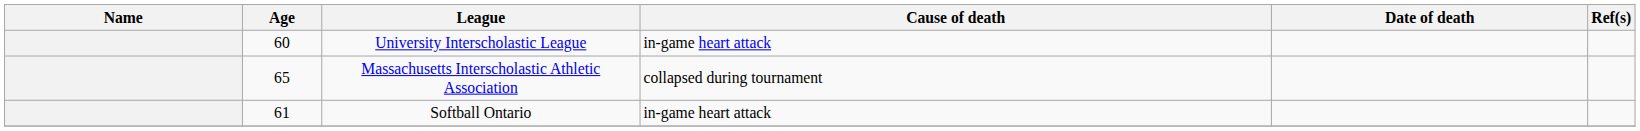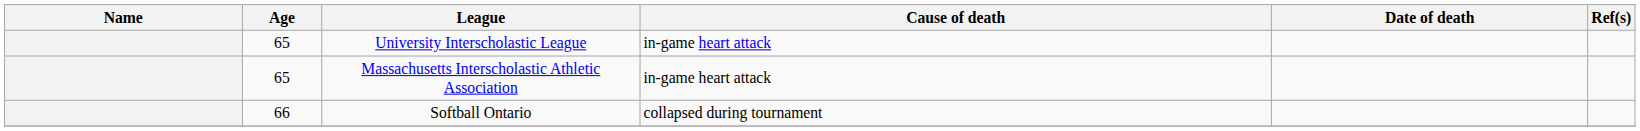(282, 43) 60 -> (282, 43) 65
(733, 78) collapsed during tournament -> (707, 78) in-game heart attack
(282, 113) 61 -> (282, 113) 66
(707, 113) in-game heart attack -> (733, 113) collapsed during tournament
